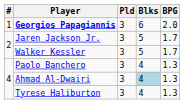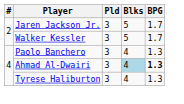- row: (65, 25)
(170, 79) normal -> (155, 65) bold
